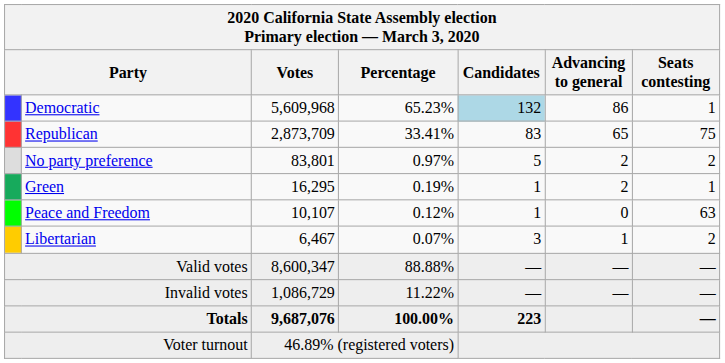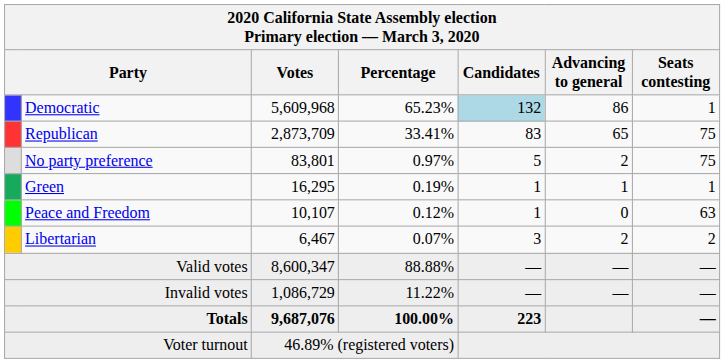(712, 160) 2 -> (708, 160) 75
(624, 187) 2 -> (624, 187) 1
(624, 239) 1 -> (624, 239) 2
